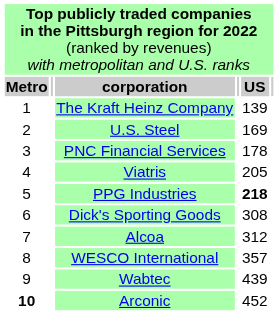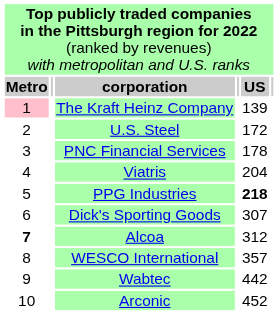(27, 108) no background -> (27, 108) pink background
(255, 130) 169 -> (255, 130) 172
(255, 173) 205 -> (255, 173) 204
(255, 215) 308 -> (255, 215) 307
(27, 237) normal -> (27, 237) bold
(255, 280) 439 -> (255, 280) 442
(27, 301) bold -> (27, 301) normal
